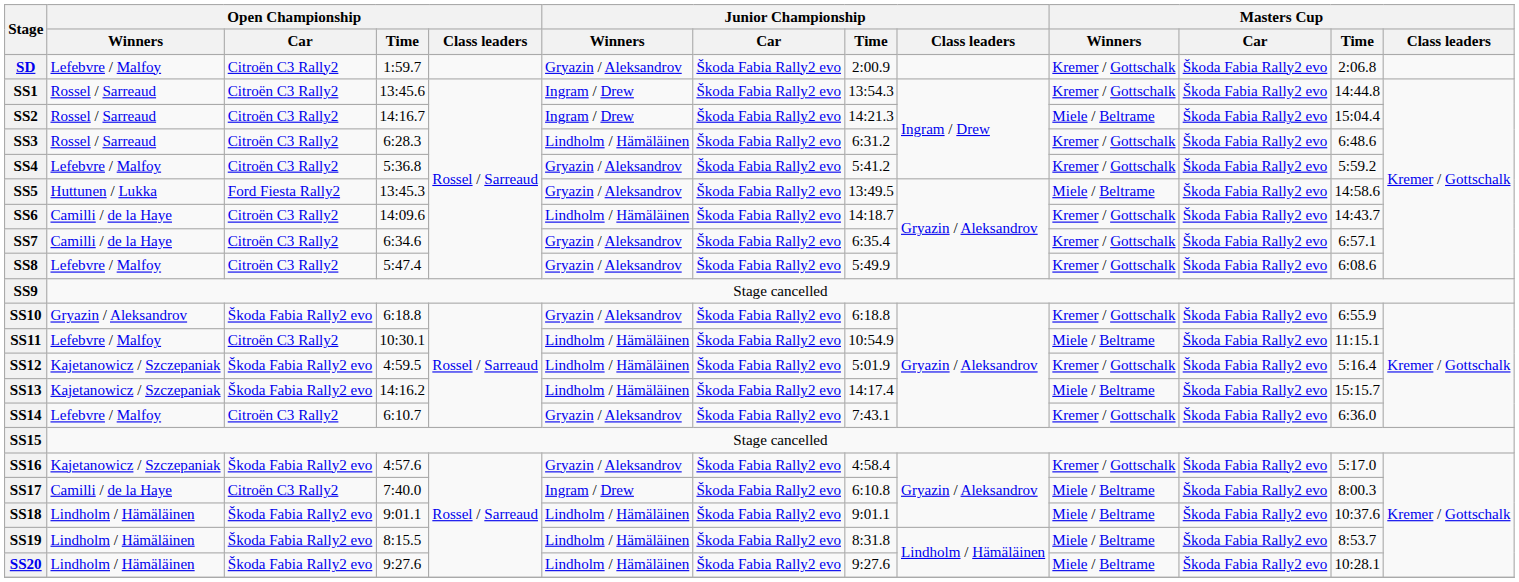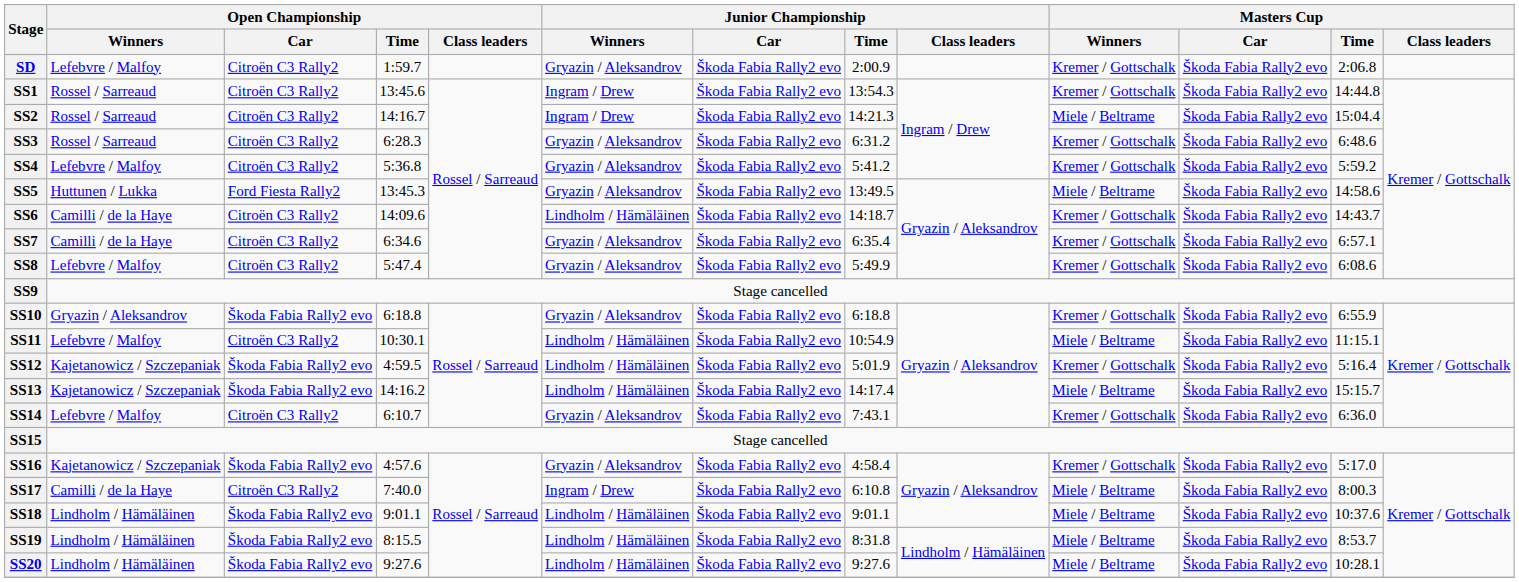(617, 141) Lindholm / Hämäläinen -> (613, 141) Gryazin / Aleksandrov
